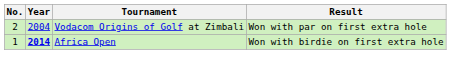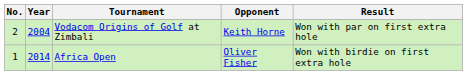+ column: (257, 12)
(39, 42) bold -> (39, 58) normal
